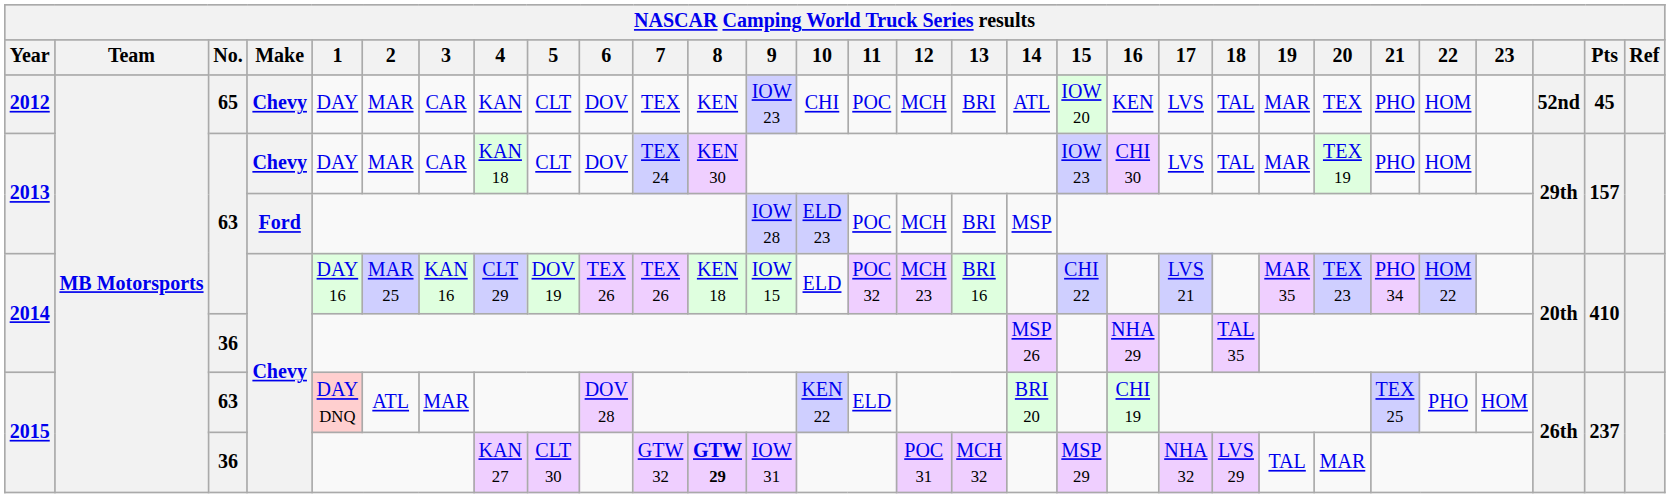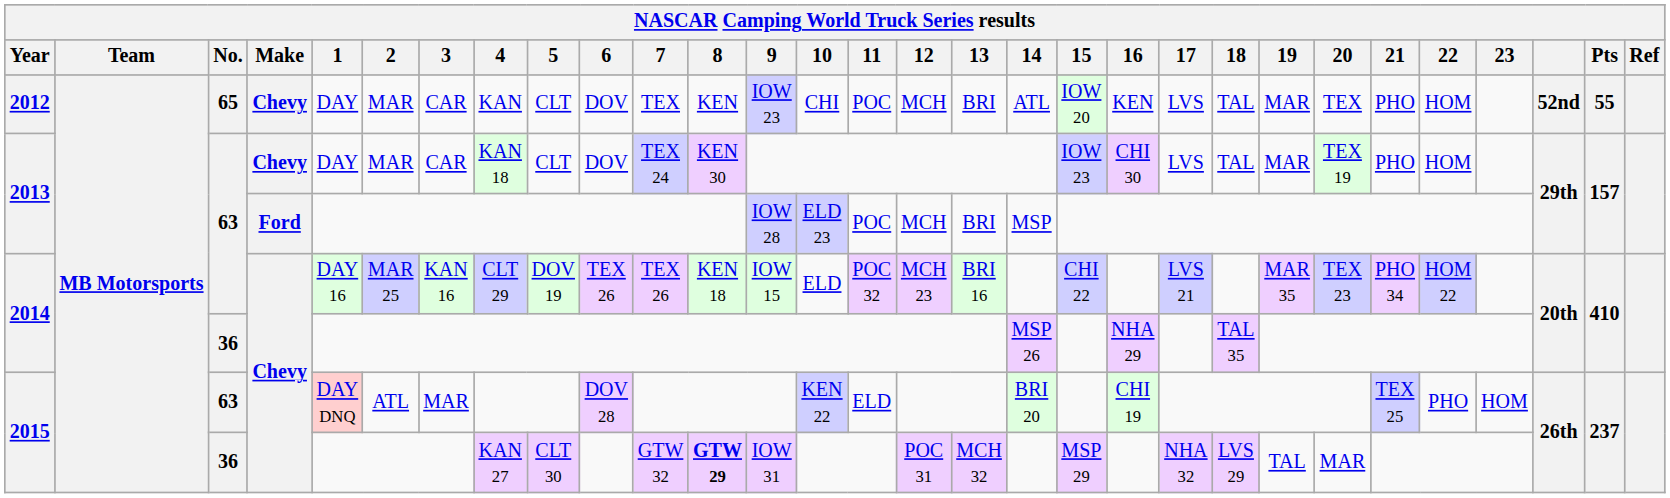(1605, 103) 45 -> (1605, 103) 55
